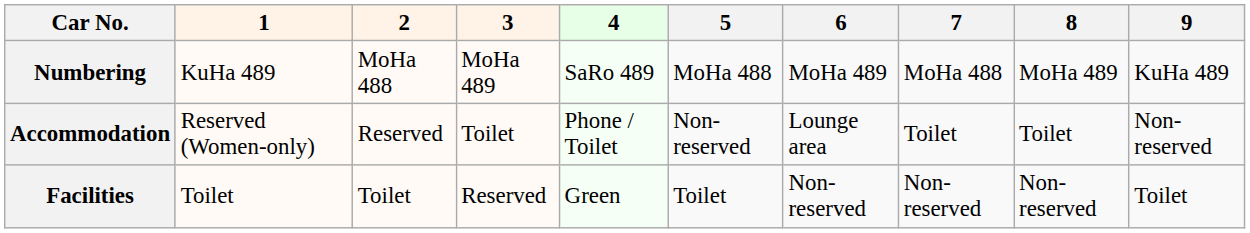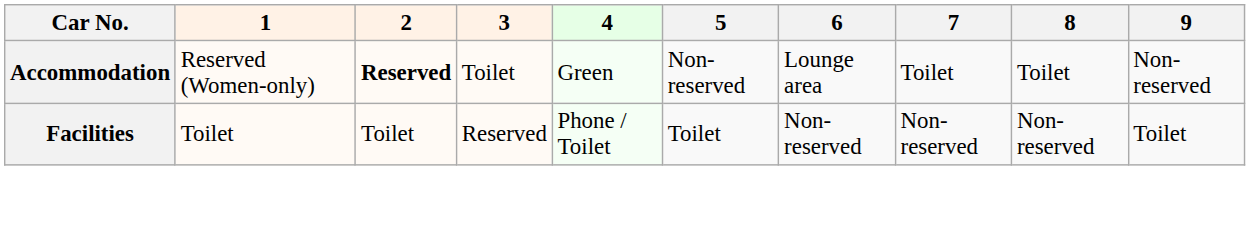- row: (90, 71)
(400, 133) normal -> (406, 71) bold
(599, 133) Phone / Toilet -> (585, 71) Green
(593, 195) Green -> (592, 133) Phone / Toilet
